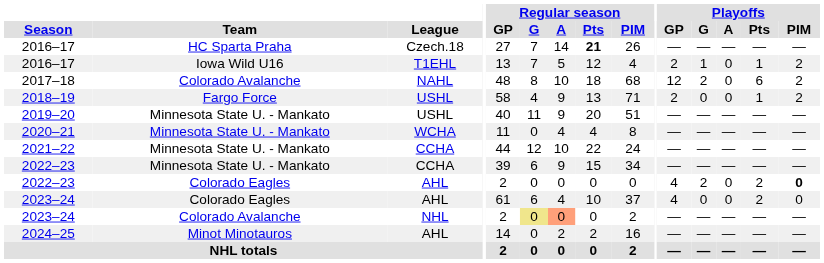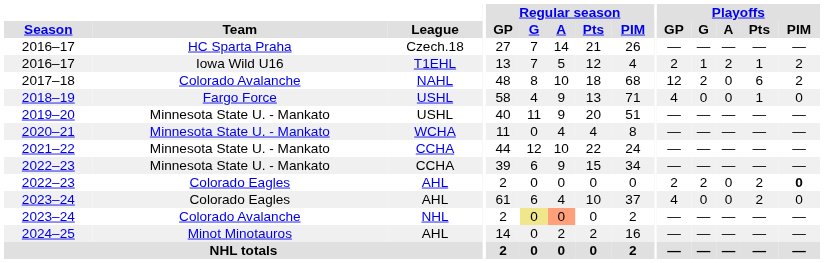(593, 46) bold -> (593, 46) normal
(728, 63) 0 -> (728, 63) 2
(674, 97) 2 -> (674, 97) 4
(799, 97) 2 -> (799, 97) 0
(674, 182) 4 -> (674, 182) 2
